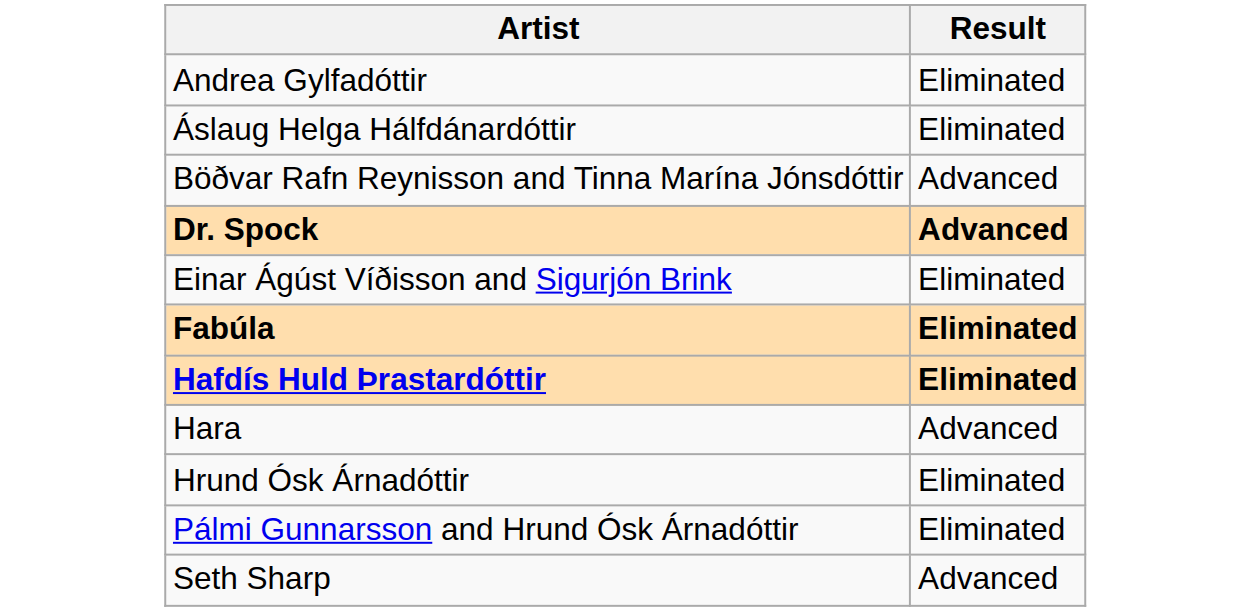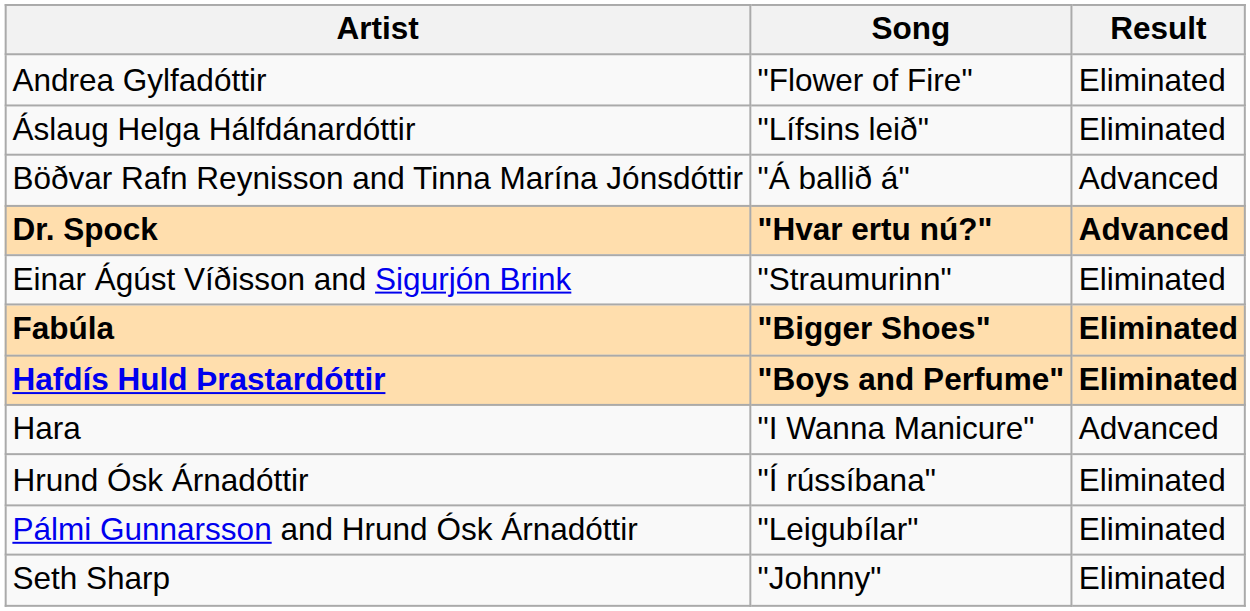+ column: (911, 29)
(988, 579) Advanced -> (1152, 579) Eliminated
